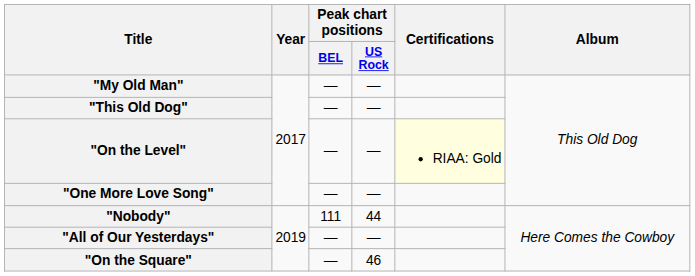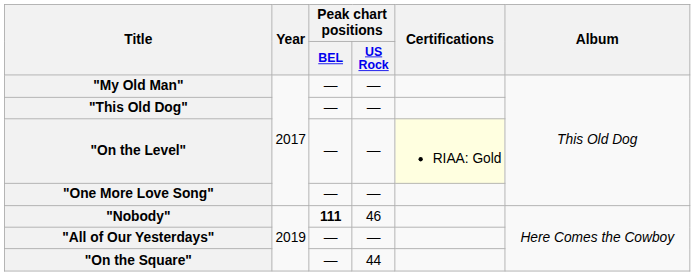(331, 216) normal -> (331, 216) bold
(374, 216) 44 -> (374, 216) 46
(374, 259) 46 -> (374, 259) 44
